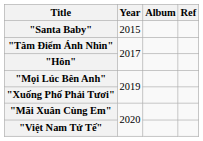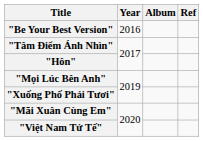- row: (61, 29)
+ row: (61, 29)
